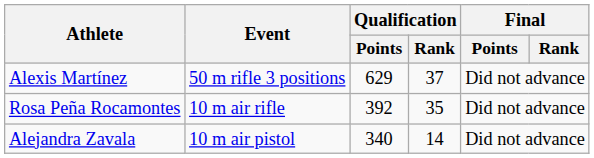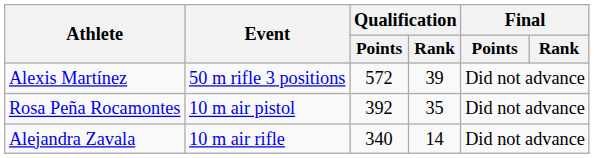(379, 78) 629 -> (379, 78) 572
(435, 78) 37 -> (435, 78) 39
(237, 108) 10 m air rifle -> (242, 108) 10 m air pistol
(242, 138) 10 m air pistol -> (237, 138) 10 m air rifle
